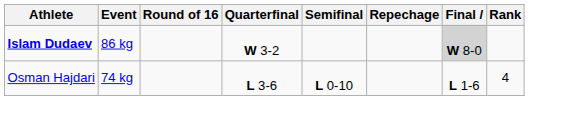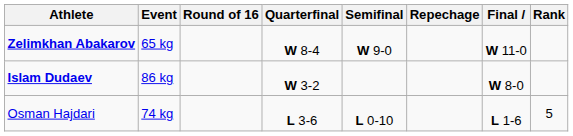+ row: (71, 43)
(464, 50) lightgrey background -> (506, 86) no background
(505, 78) 4 -> (549, 114) 5
